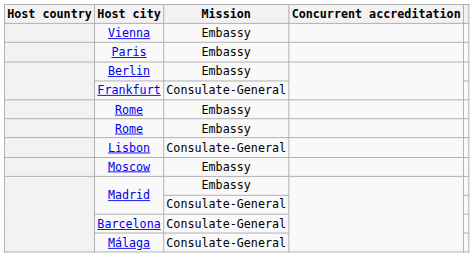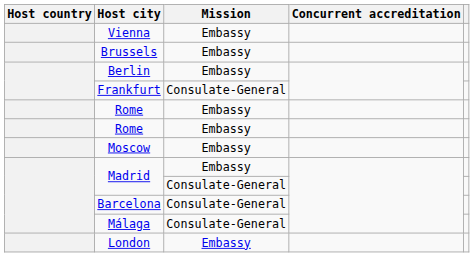+ row: (129, 52)
- row: (129, 52)
- row: (129, 147)
+ row: (129, 243)
